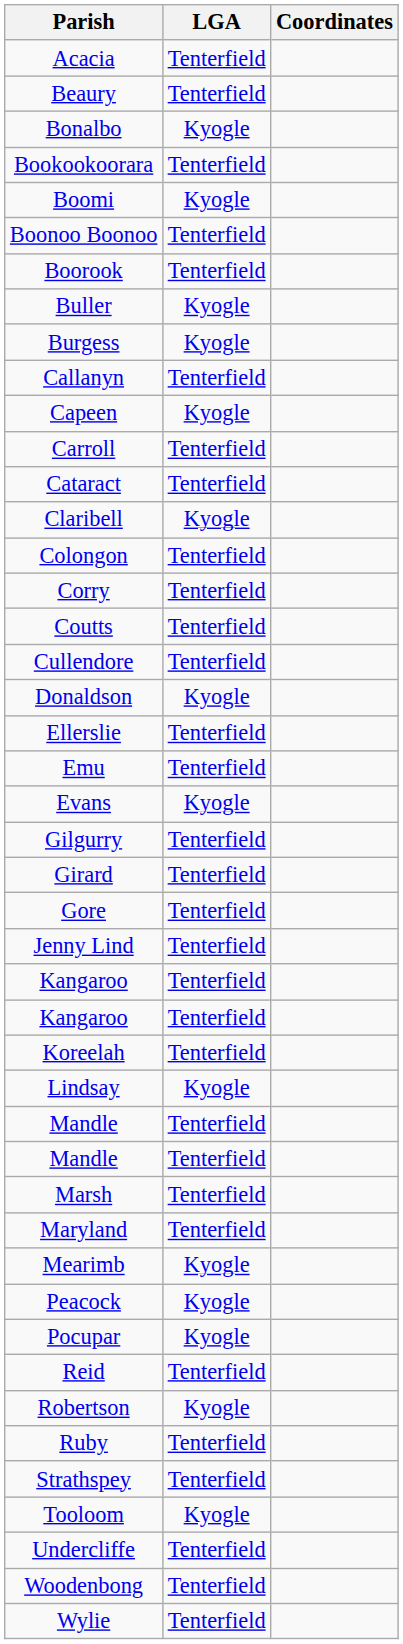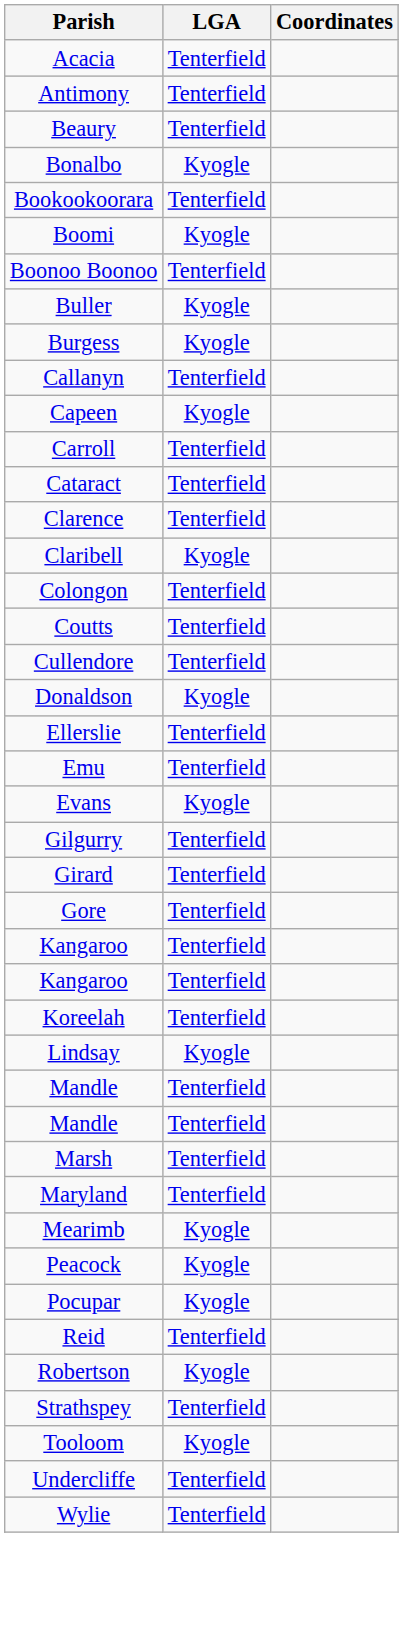+ row: (84, 93)
- row: (84, 270)
+ row: (84, 519)
- row: (84, 590)
- row: (84, 945)
- row: (84, 1443)
- row: (84, 1585)
